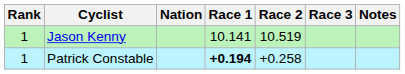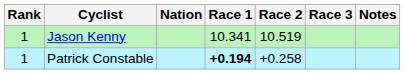(230, 36) 10.141 -> (230, 36) 10.341
